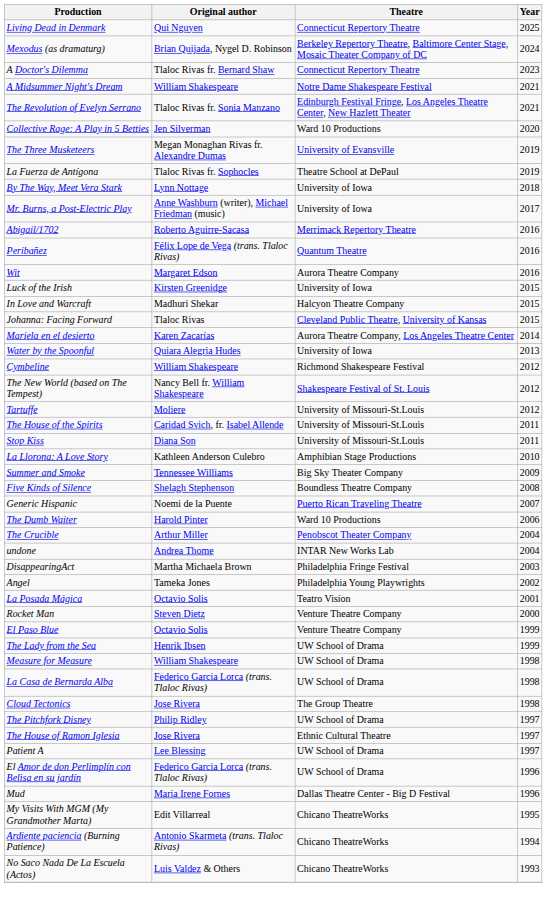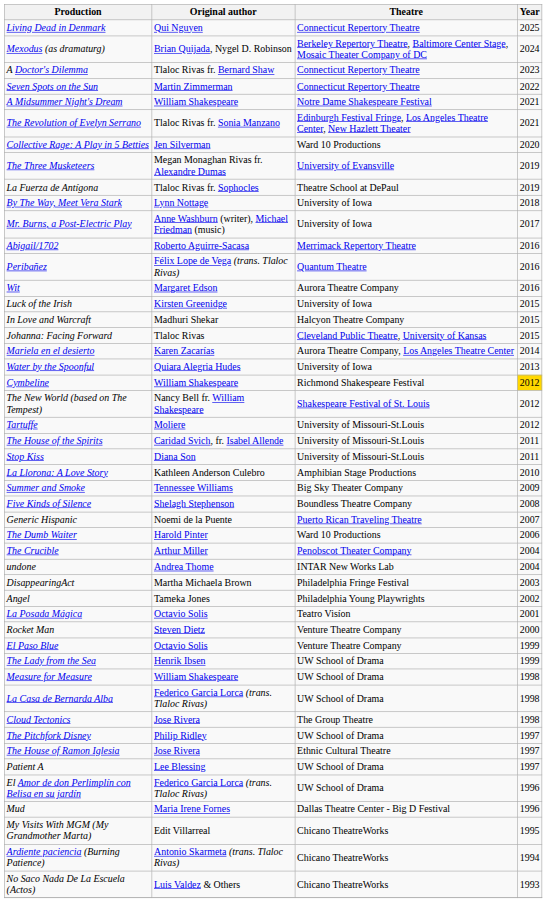+ row: (52, 86)
(530, 367) no background -> (530, 382) gold background
